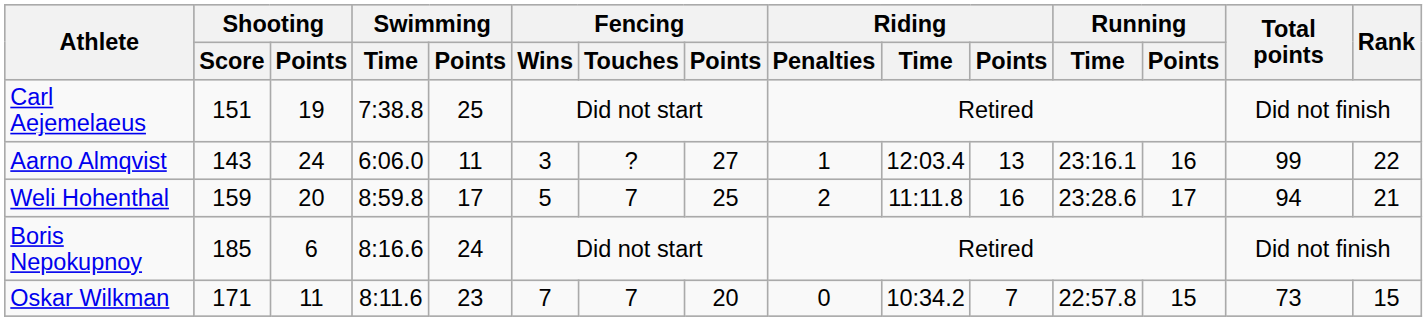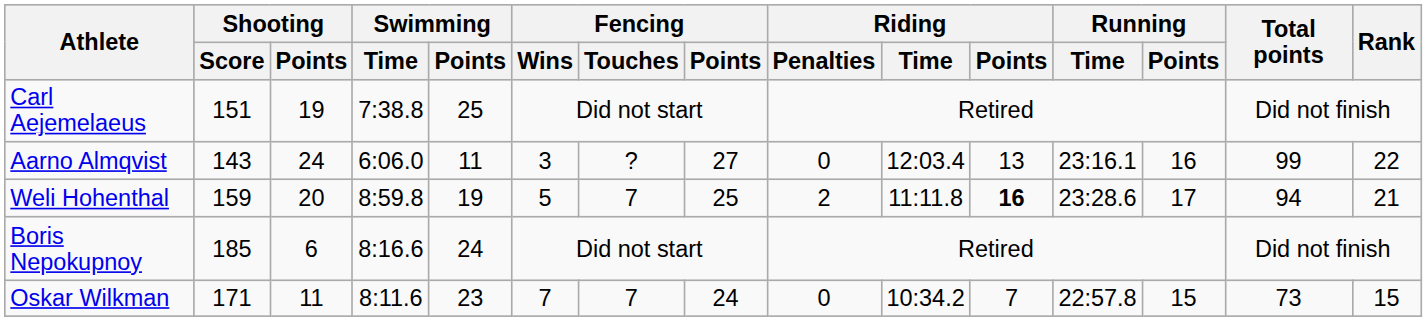(824, 161) 1 -> (824, 161) 0
(470, 198) 17 -> (470, 198) 19
(1012, 198) normal -> (1012, 198) bold
(726, 298) 20 -> (726, 298) 24
